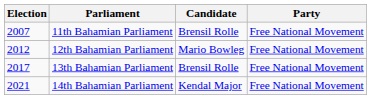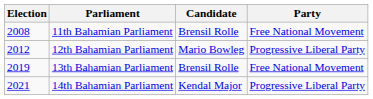(18, 31) 2007 -> (18, 31) 2008
(307, 49) Free National Movement -> (307, 49) Progressive Liberal Party
(18, 67) 2017 -> (18, 67) 2019
(307, 85) Free National Movement -> (307, 85) Progressive Liberal Party
